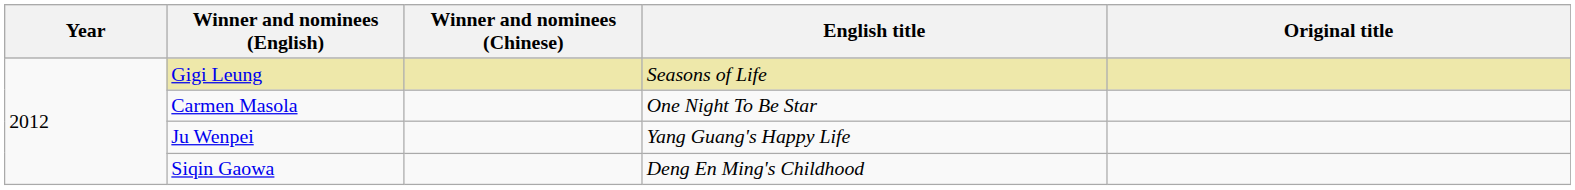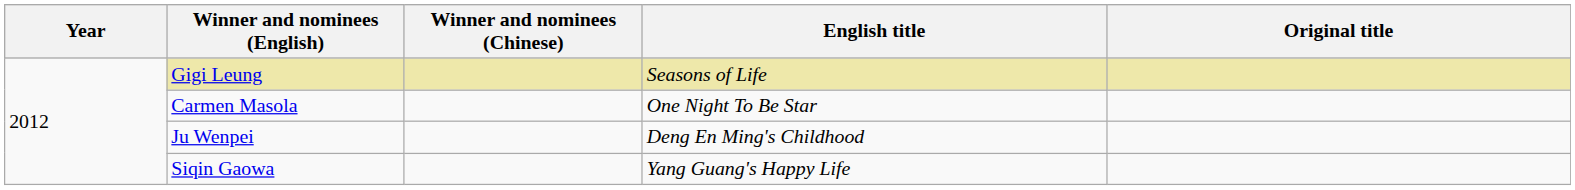(749, 136) Yang Guang's Happy Life -> (756, 136) Deng En Ming's Childhood
(756, 168) Deng En Ming's Childhood -> (749, 168) Yang Guang's Happy Life
